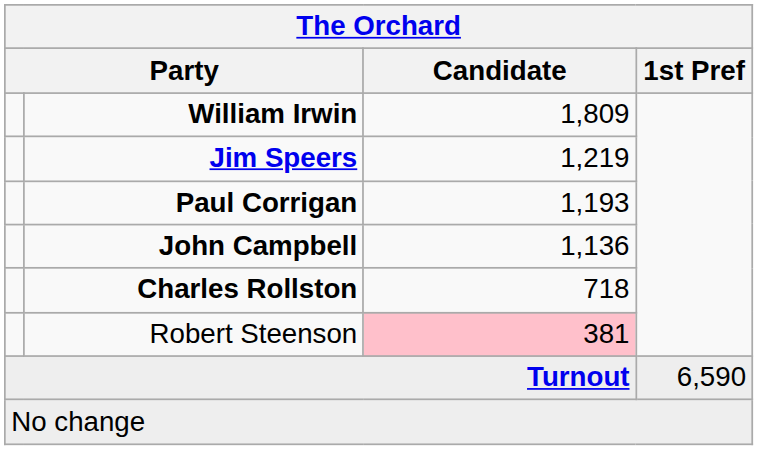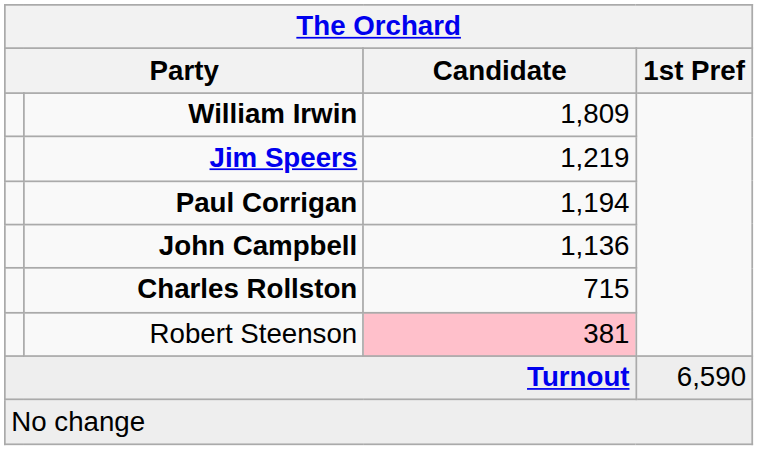(595, 202) 1,193 -> (595, 202) 1,194
(606, 289) 718 -> (606, 289) 715
